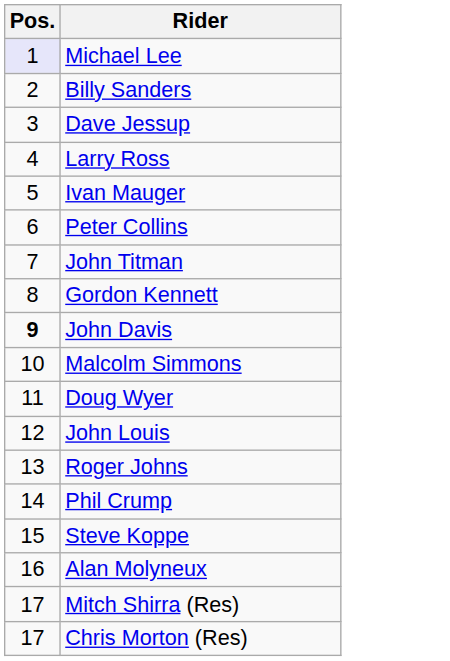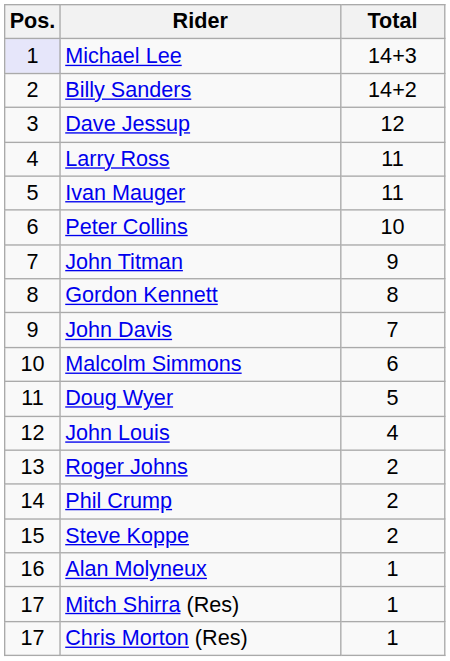+ column: (392, 21)
(32, 329) bold -> (32, 329) normal
